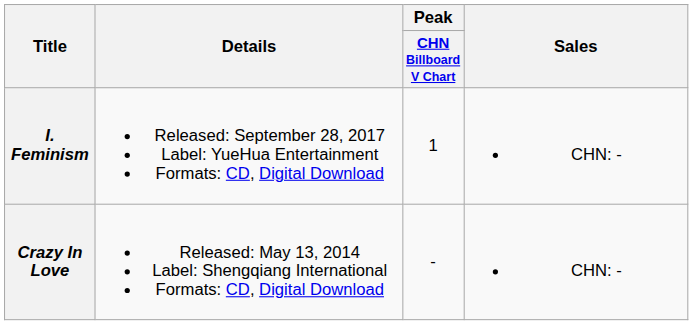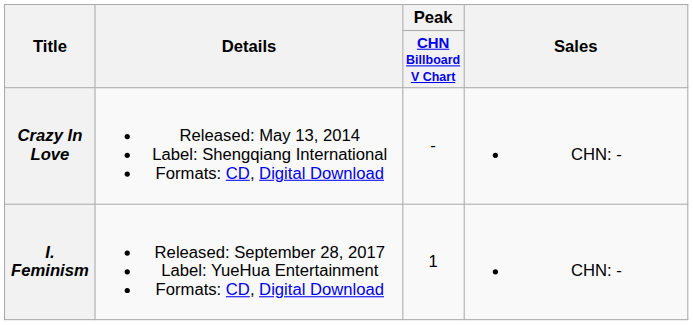rows swapped: (50, 261) <-> (50, 145)
